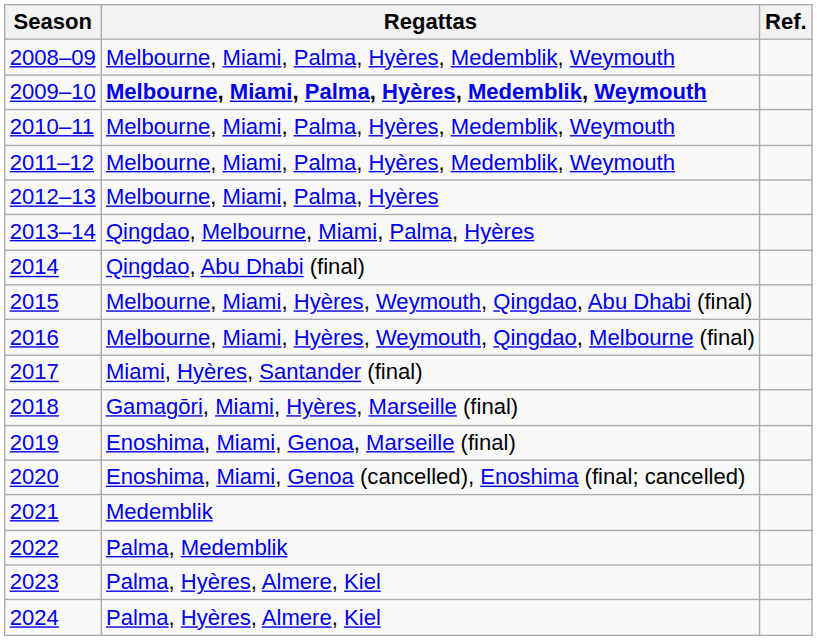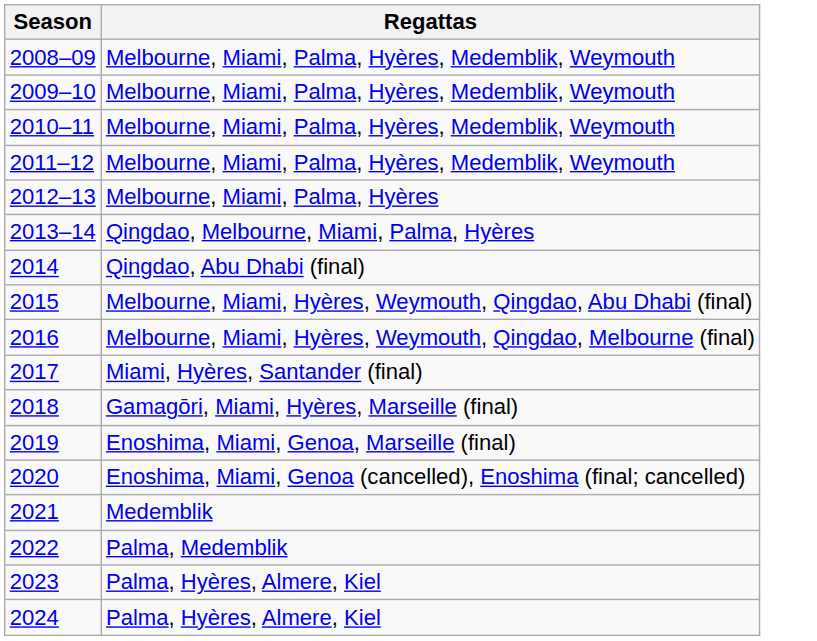- column: (786, 22)
(406, 92) bold -> (390, 92) normal
